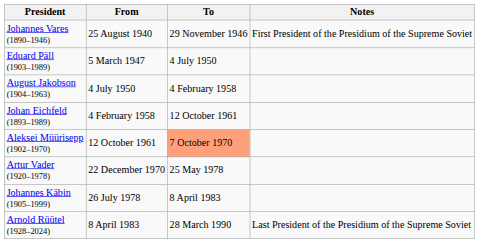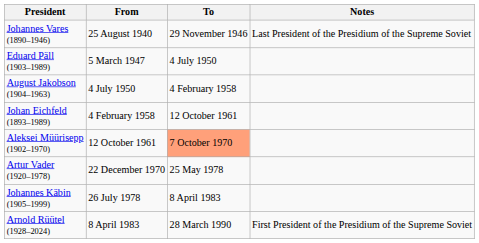(362, 34) First President of the Presidium of the Supreme Soviet -> (362, 34) Last President of the Presidium of the Supreme Soviet
(362, 225) Last President of the Presidium of the Supreme Soviet -> (362, 225) First President of the Presidium of the Supreme Soviet
